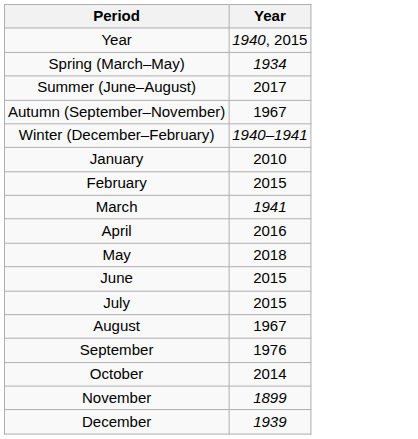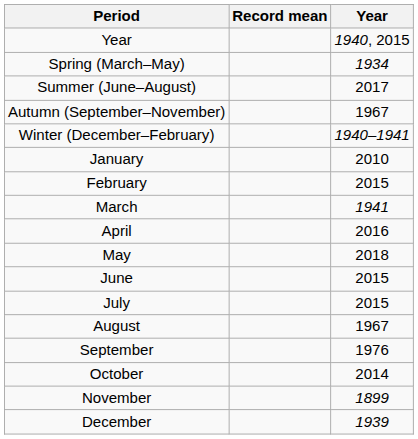+ column: (280, 16)
